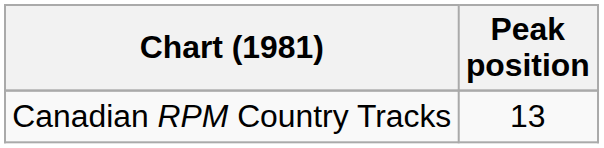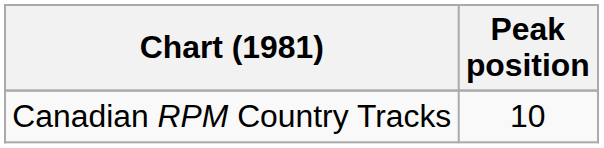(528, 116) 13 -> (528, 116) 10
